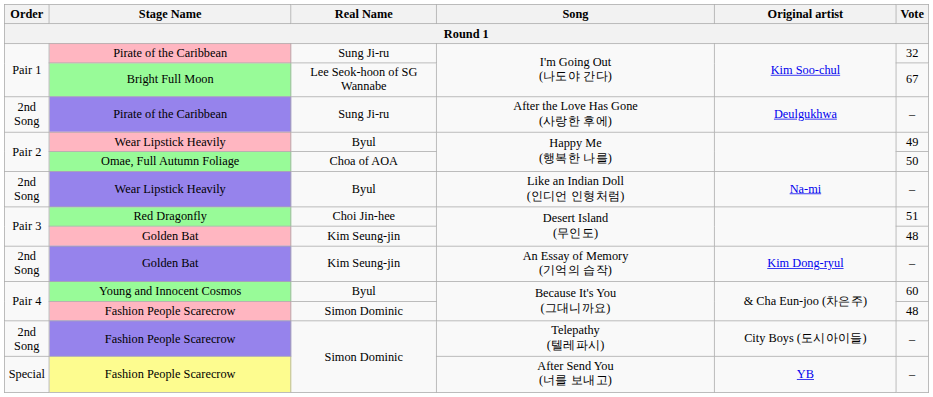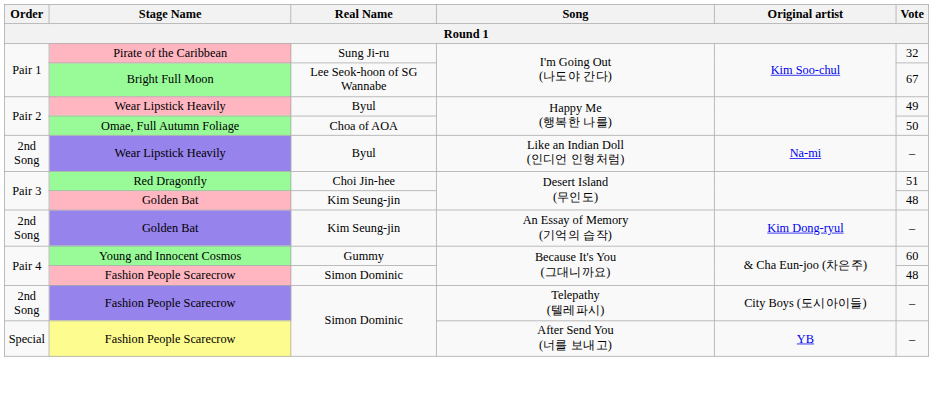- row: (170, 114)
(364, 291) Byul -> (364, 255) Gummy
